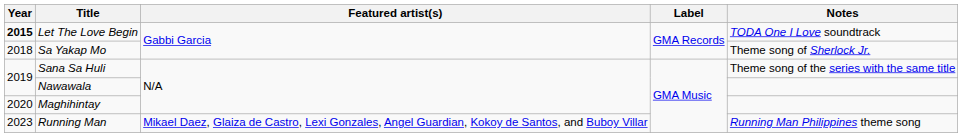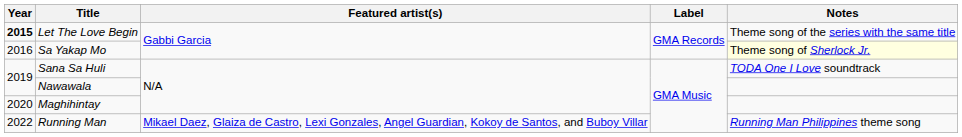(805, 31) TODA One I Love soundtrack -> (843, 31) Theme song of the series with the same title
(20, 50) 2018 -> (20, 50) 2016
(800, 50) no background -> (800, 50) lightyellow background
(843, 68) Theme song of the series with the same title -> (805, 68) TODA One I Love soundtrack
(20, 123) 2023 -> (20, 123) 2022
